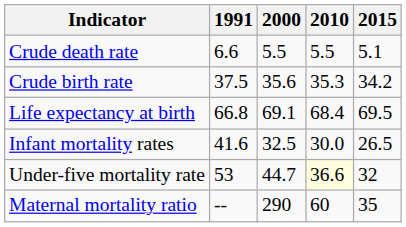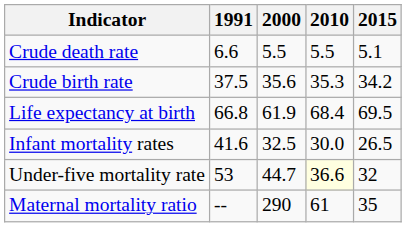(279, 112) 69.1 -> (279, 112) 61.9
(320, 205) 60 -> (320, 205) 61
